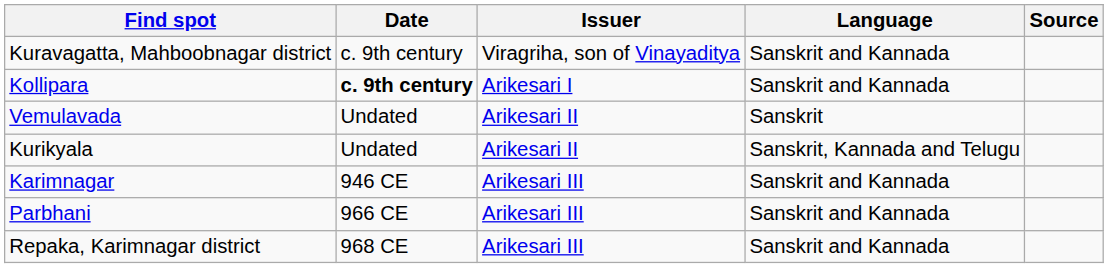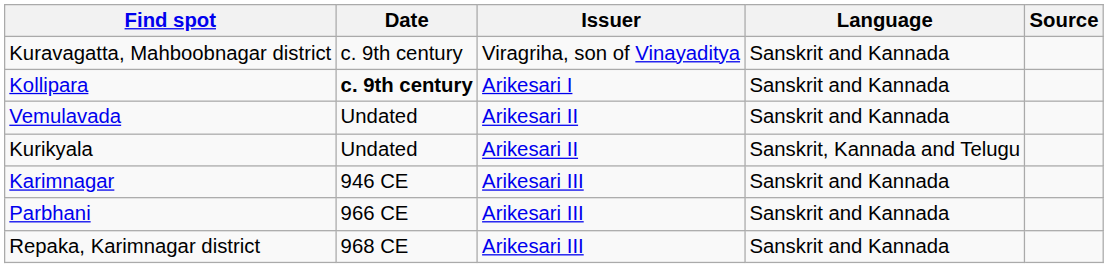(786, 117) Sanskrit -> (849, 117) Sanskrit and Kannada
